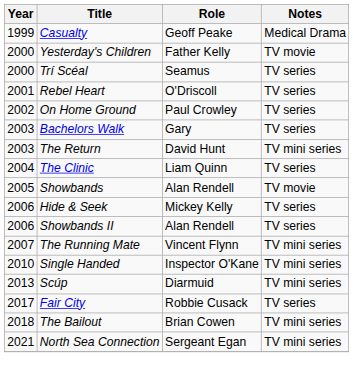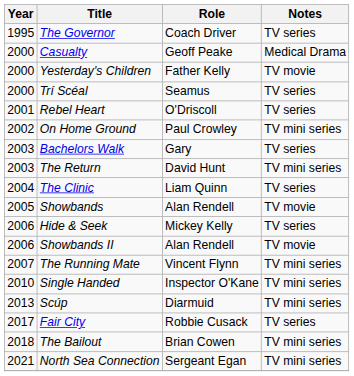+ row: (77, 33)
(21, 33) 1999 -> (21, 52) 2000
(290, 110) TV series -> (303, 129) TV mini series
(290, 226) TV series -> (290, 245) TV movie
